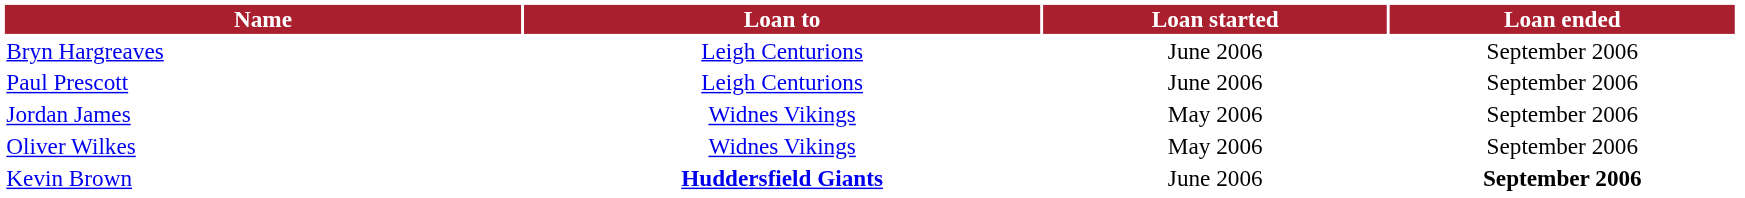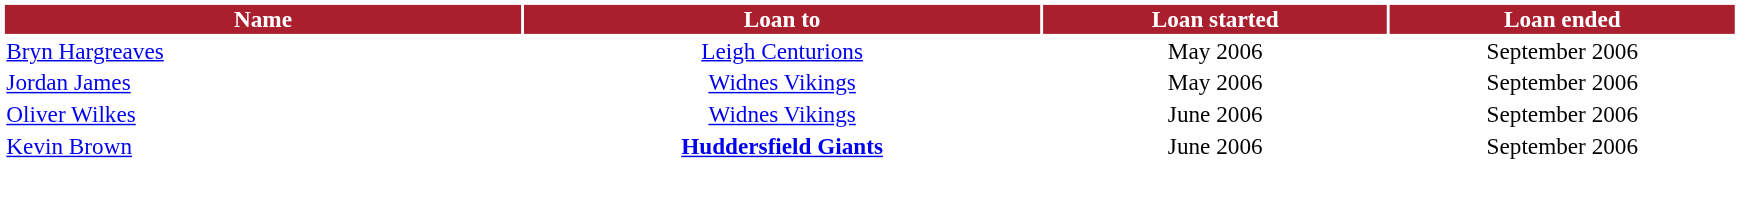(1215, 51) June 2006 -> (1215, 51) May 2006
- row: (67, 82)
(1215, 146) May 2006 -> (1215, 114) June 2006
(1562, 178) bold -> (1562, 146) normal
